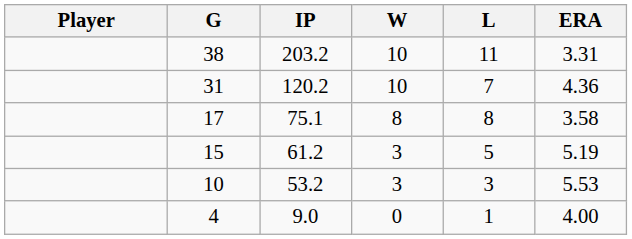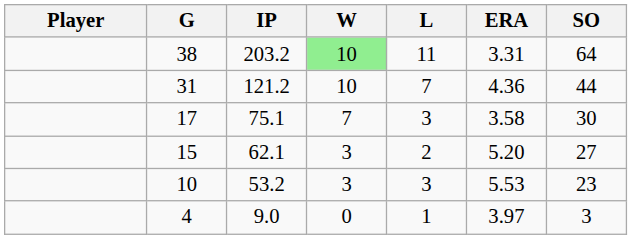+ column: (586, 20)
(397, 53) no background -> (347, 53) lightgreen background
(305, 86) 120.2 -> (267, 86) 121.2
(397, 119) 8 -> (347, 119) 7
(489, 119) 8 -> (426, 119) 3
(305, 151) 61.2 -> (267, 151) 62.1
(489, 151) 5 -> (426, 151) 2
(580, 151) 5.19 -> (506, 151) 5.20
(580, 217) 4.00 -> (506, 217) 3.97
